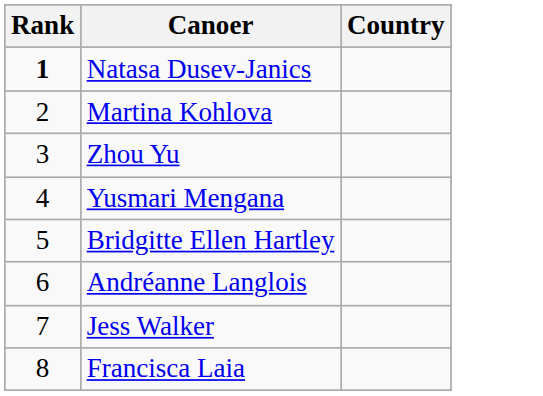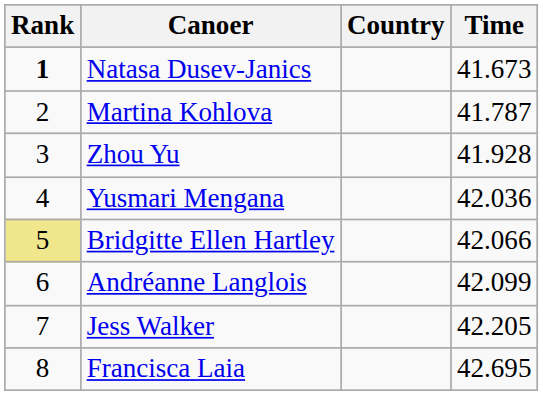+ column: (494, 25)
(43, 240) no background -> (43, 240) khaki background
